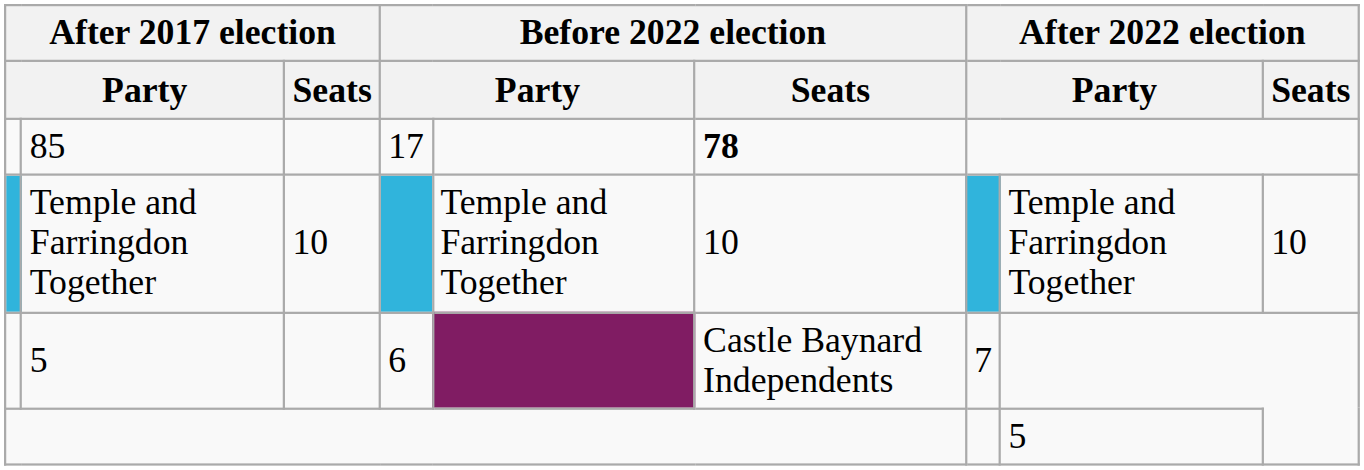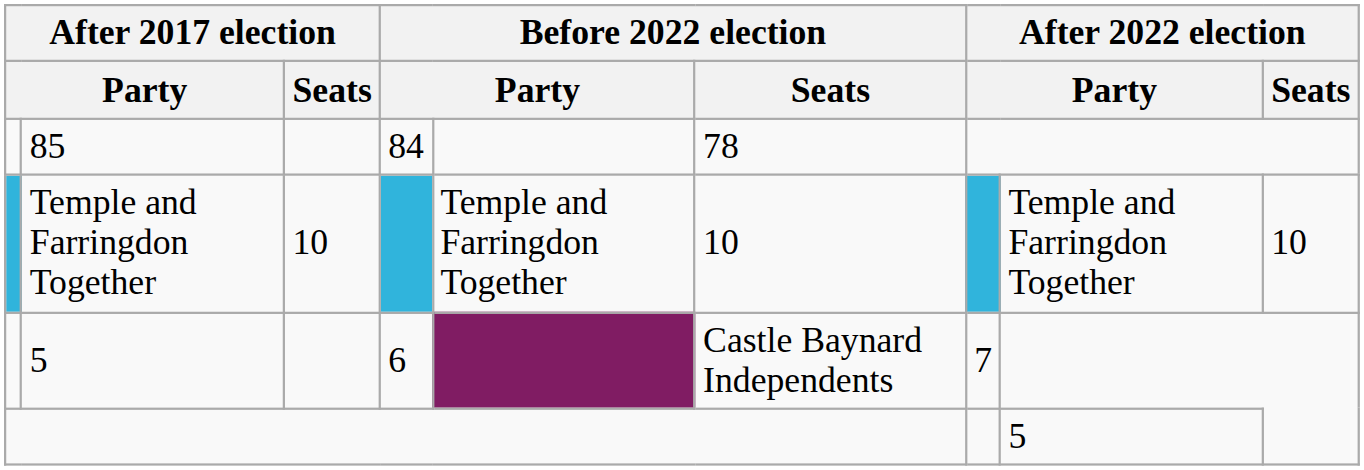(406, 145) 17 -> (406, 145) 84
(721, 145) bold -> (721, 145) normal
